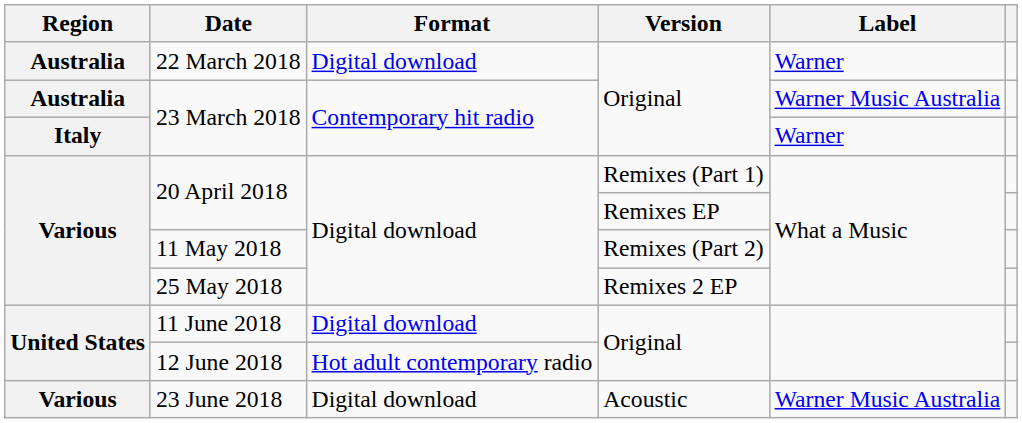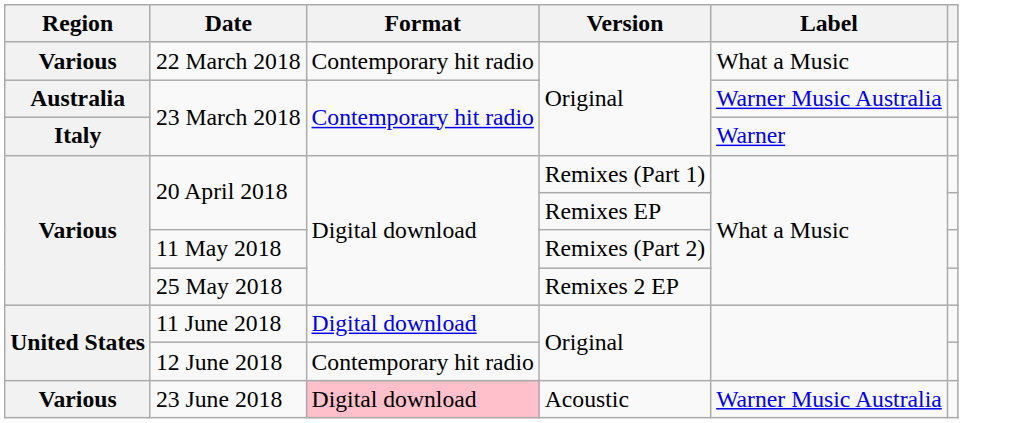(78, 60) Australia -> (78, 60) Various
(394, 60) Digital download -> (423, 60) Contemporary hit radio
(809, 60) Warner -> (783, 60) What a Music
(452, 361) Hot adult contemporary radio -> (423, 361) Contemporary hit radio
(394, 398) no background -> (394, 398) pink background
